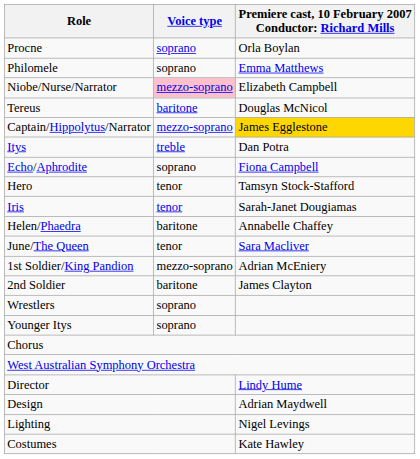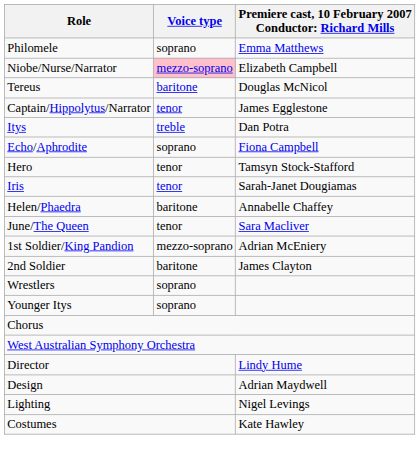- row: (25, 48)
(195, 127) mezzo-soprano -> (169, 107) tenor
(283, 127) gold background -> (283, 107) no background
